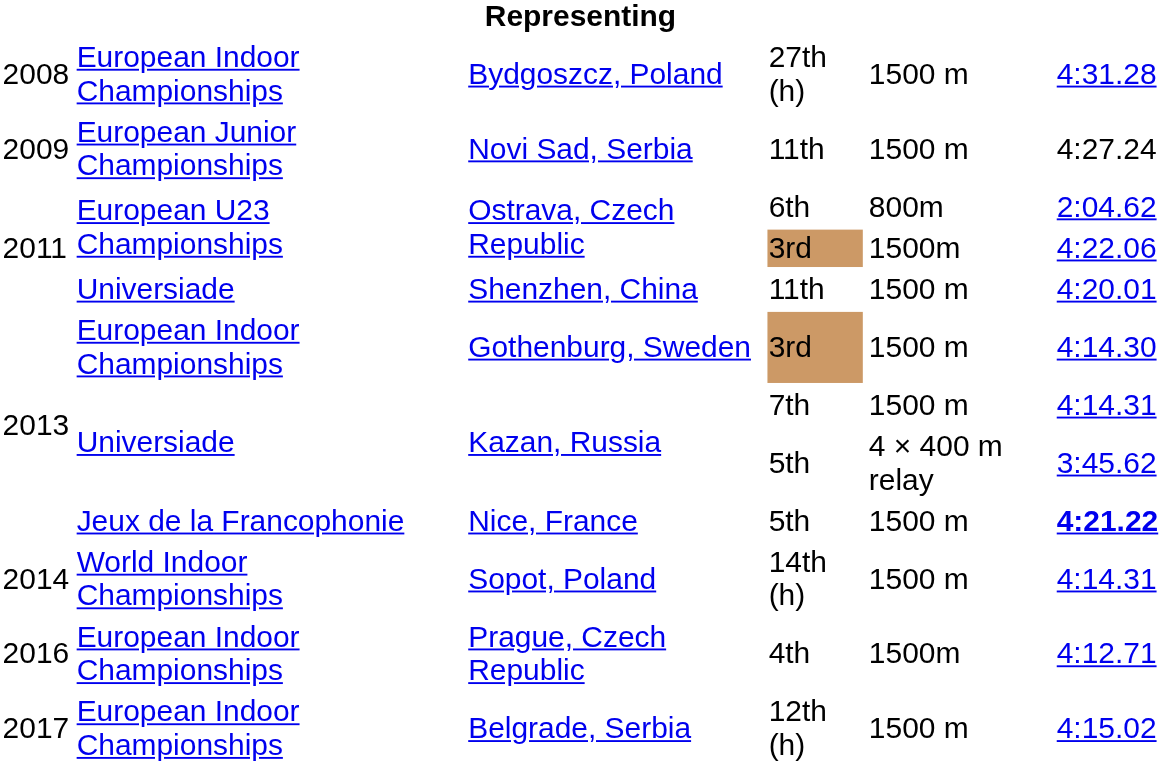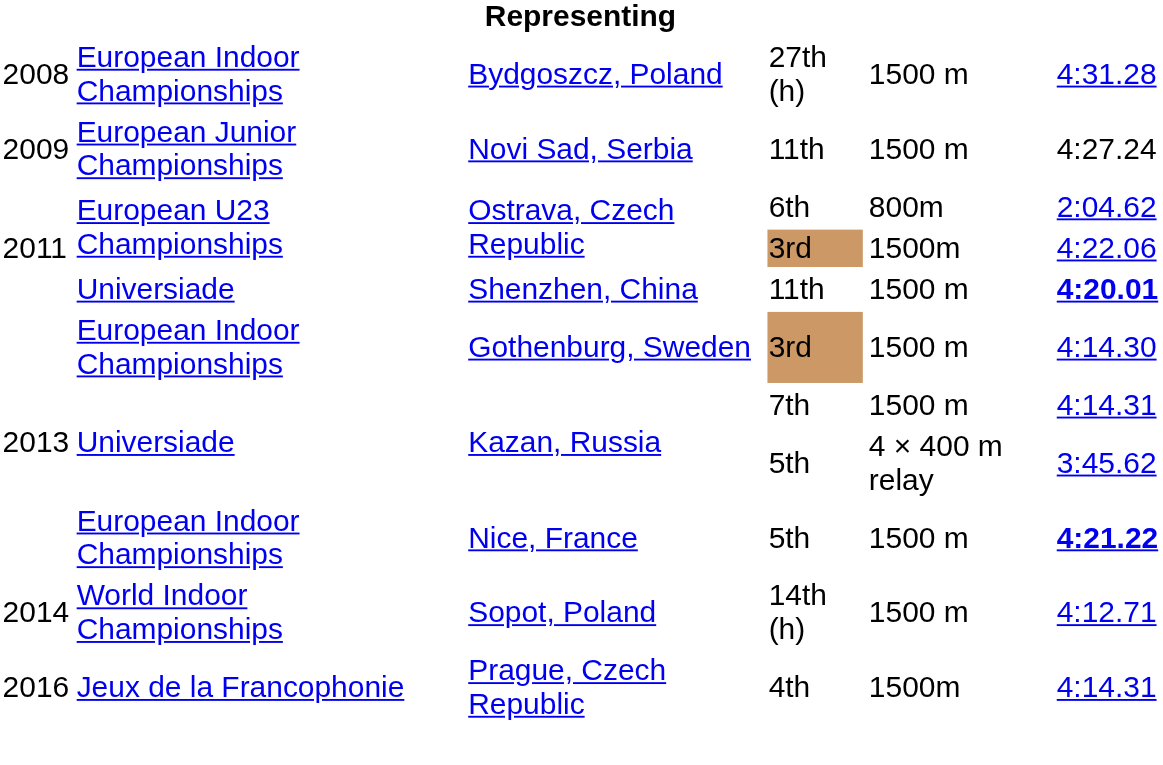(1107, 289) normal -> (1107, 289) bold
(240, 520) Jeux de la Francophonie -> (188, 537) European Indoor Championships
(1107, 578) 4:14.31 -> (1107, 612) 4:12.71
(188, 653) European Indoor Championships -> (240, 687) Jeux de la Francophonie
(1107, 653) 4:12.71 -> (1107, 687) 4:14.31
- row: (580, 728)
